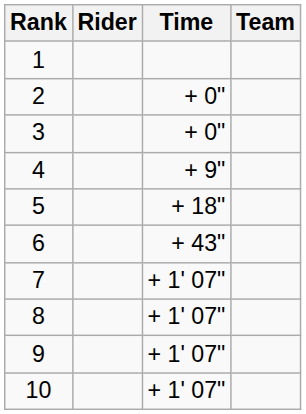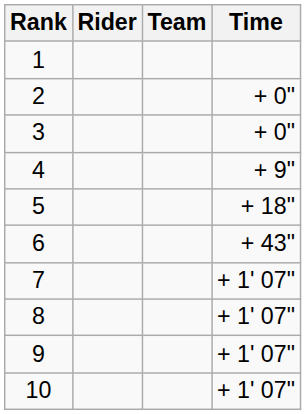columns swapped: (265, 22) <-> (186, 22)
